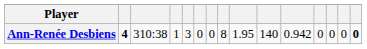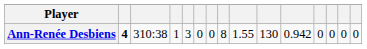(243, 33) 1.95 -> (243, 33) 1.55
(269, 33) 140 -> (269, 33) 130
(356, 33) bold -> (356, 33) normal
